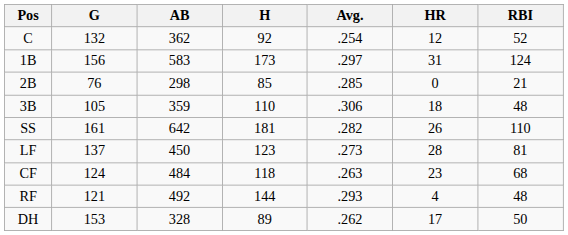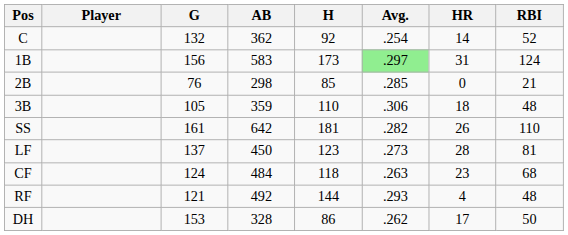+ column: (101, 15)
(435, 38) 12 -> (462, 38) 14
(350, 60) no background -> (395, 60) lightgreen background
(265, 219) 89 -> (328, 219) 86
